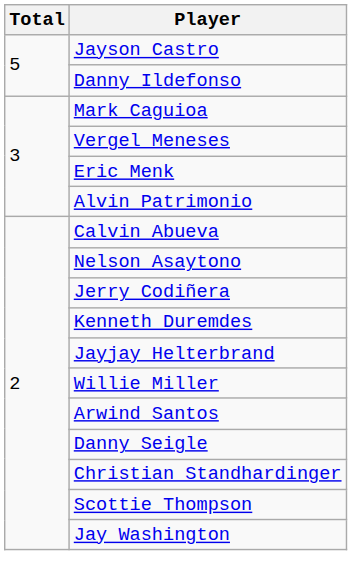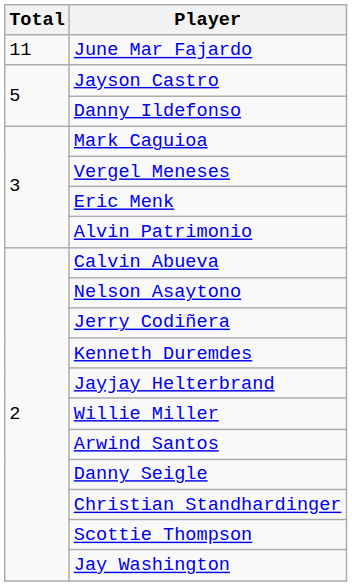+ row: (163, 50)
